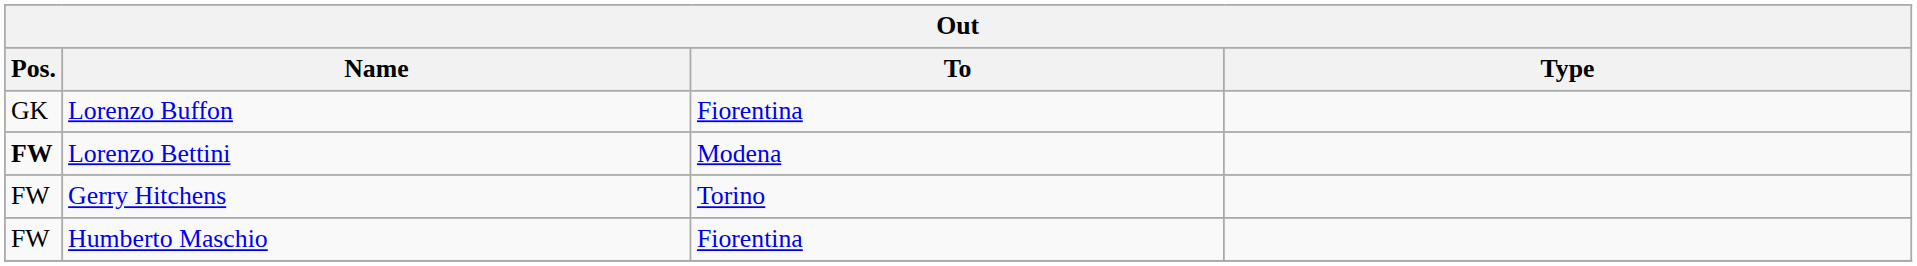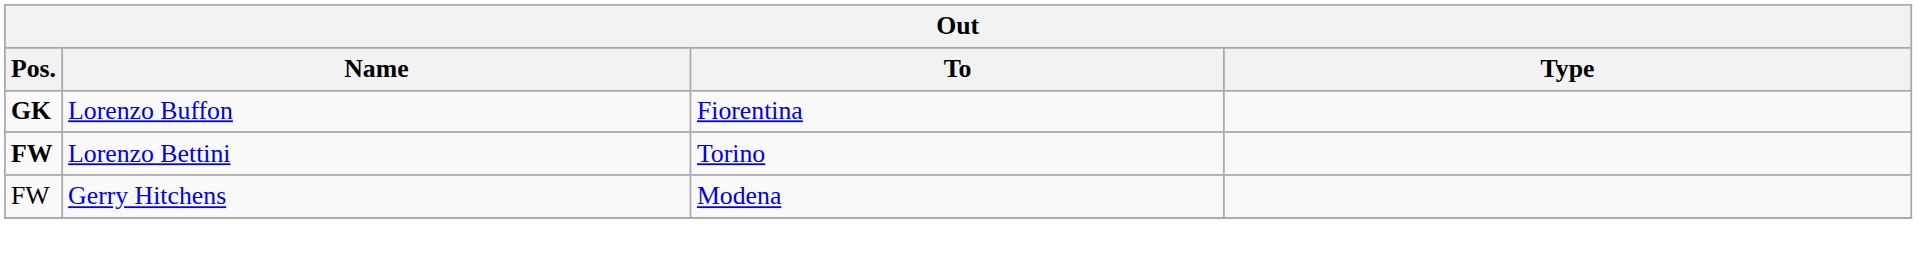(30, 111) normal -> (31, 111) bold
(739, 153) Modena -> (731, 153) Torino
(731, 196) Torino -> (739, 196) Modena
- row: (168, 238)
